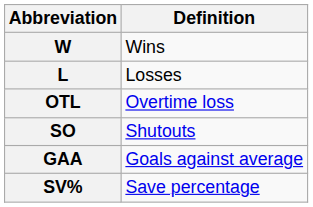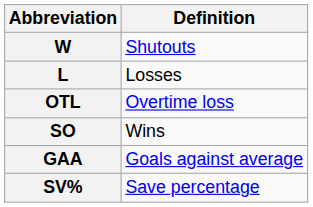(145, 46) Wins -> (160, 46) Shutouts
(160, 131) Shutouts -> (145, 131) Wins
